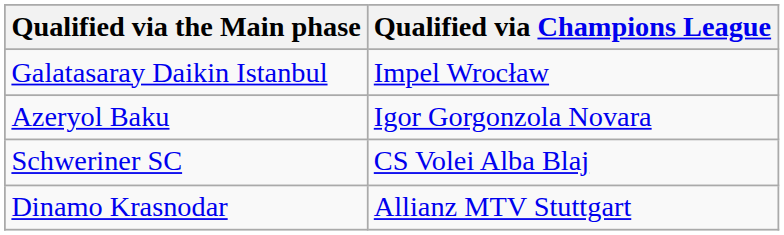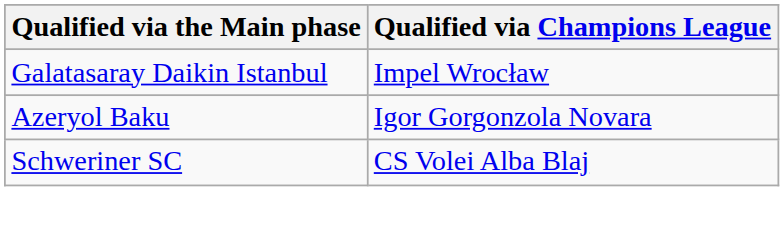- row: (120, 206)
